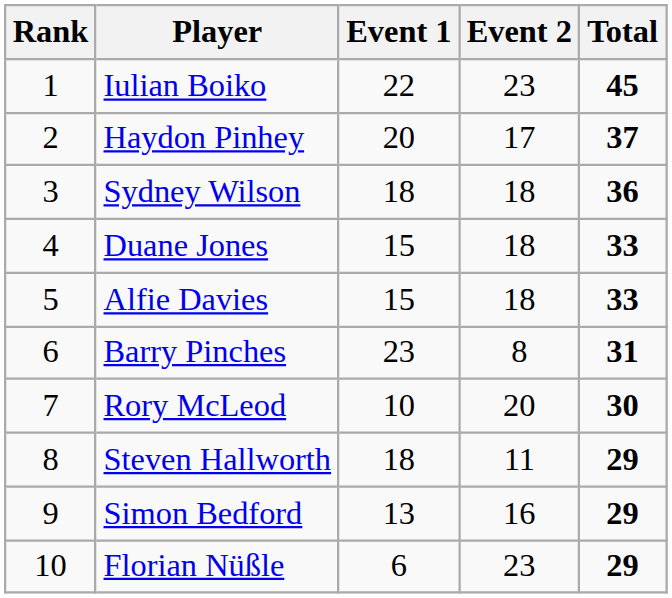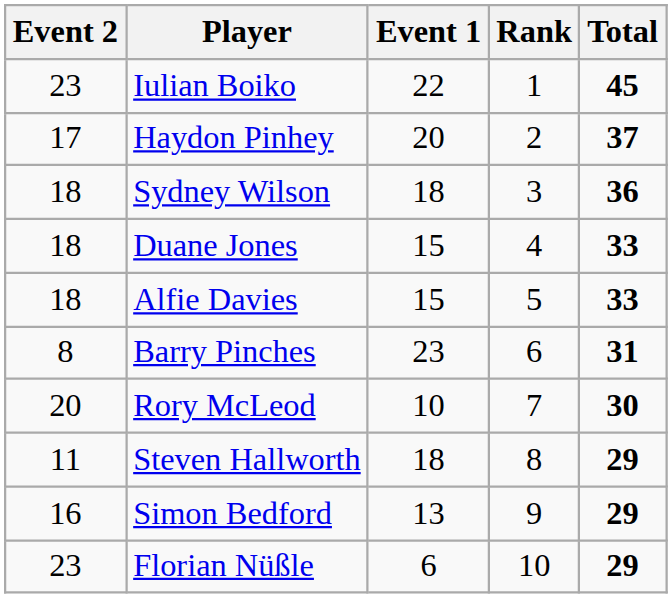columns swapped: (51, 31) <-> (519, 31)
